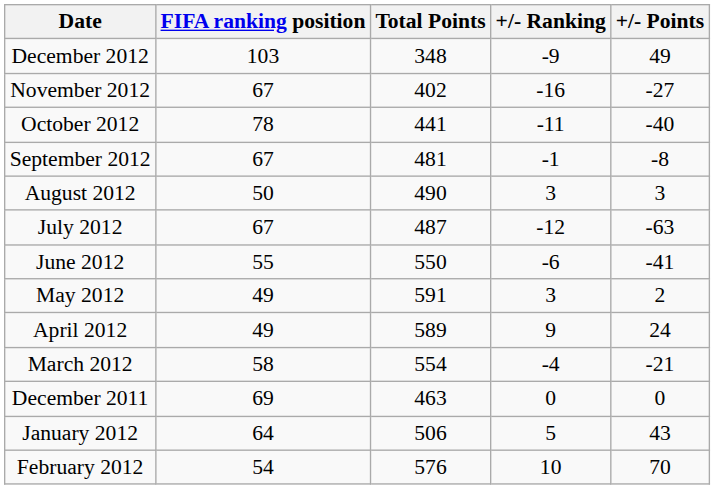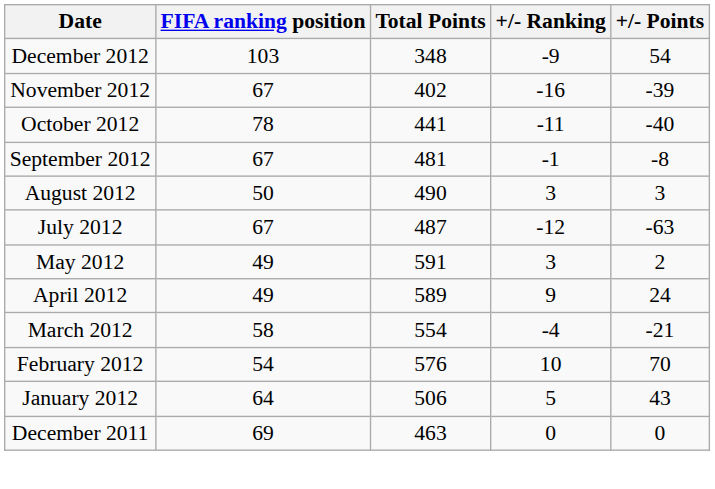(660, 55) 49 -> (660, 55) 54
(660, 90) -27 -> (660, 90) -39
- row: (80, 261)
rows swapped: (80, 466) <-> (80, 398)
